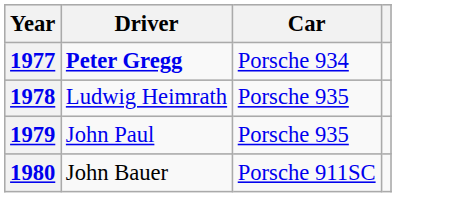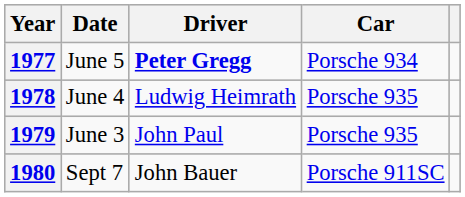+ column: (95, 23)
